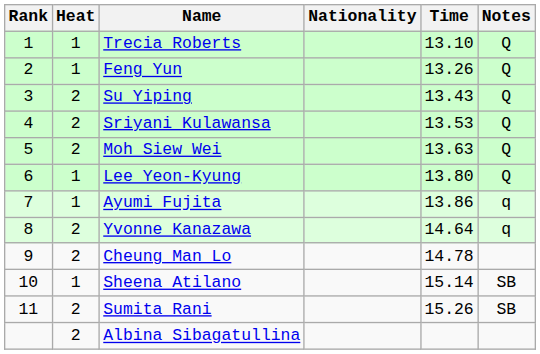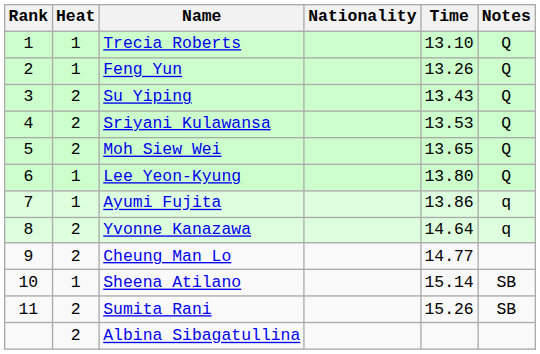(449, 151) 13.63 -> (449, 151) 13.65
(449, 257) 14.78 -> (449, 257) 14.77
